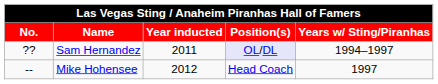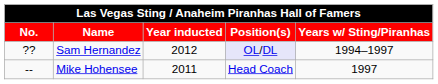(184, 50) 2011 -> (184, 50) 2012
(184, 69) 2012 -> (184, 69) 2011
